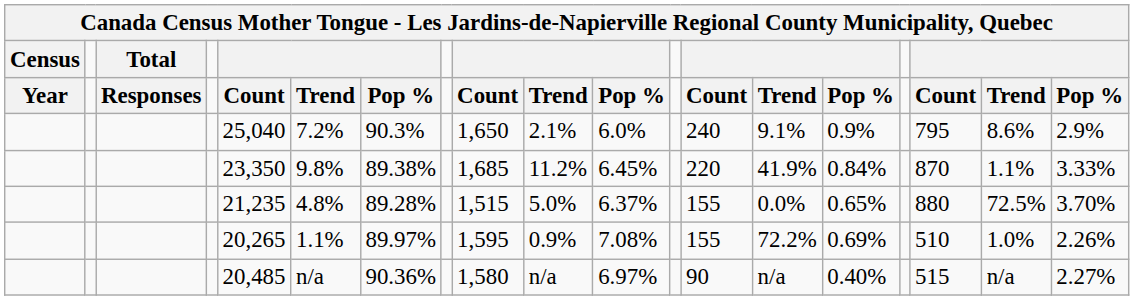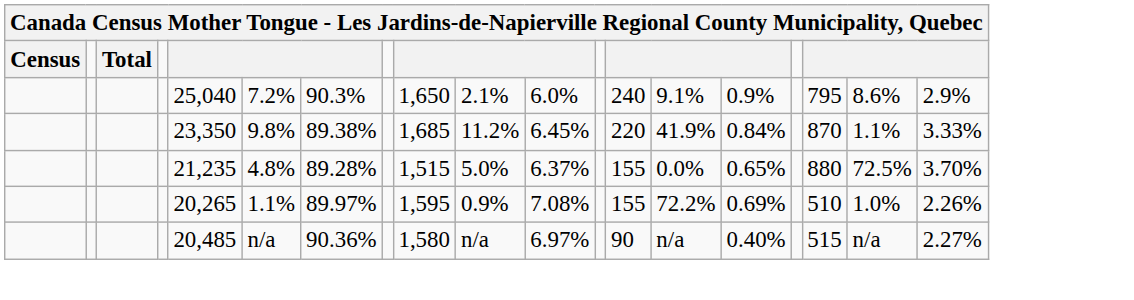- row: (45, 95)
